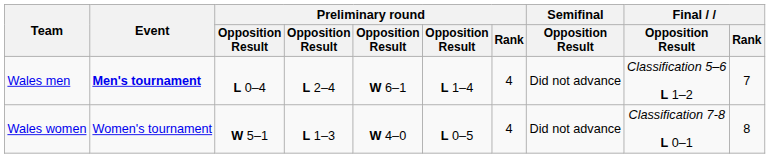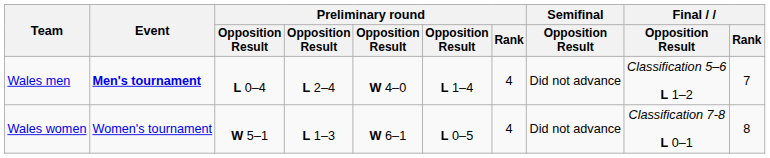(388, 88) W 6–1 -> (388, 88) W 4–0
(388, 136) W 4–0 -> (388, 136) W 6–1
